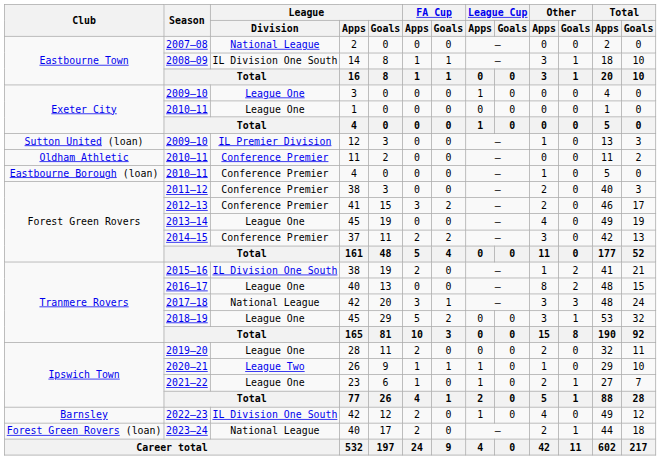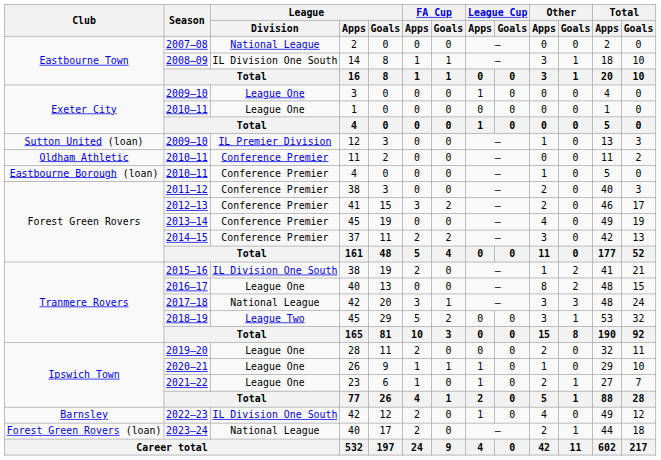(275, 222) League One -> (275, 222) Conference Premier
(275, 318) League One -> (275, 318) League Two
(275, 367) League Two -> (275, 367) League One
